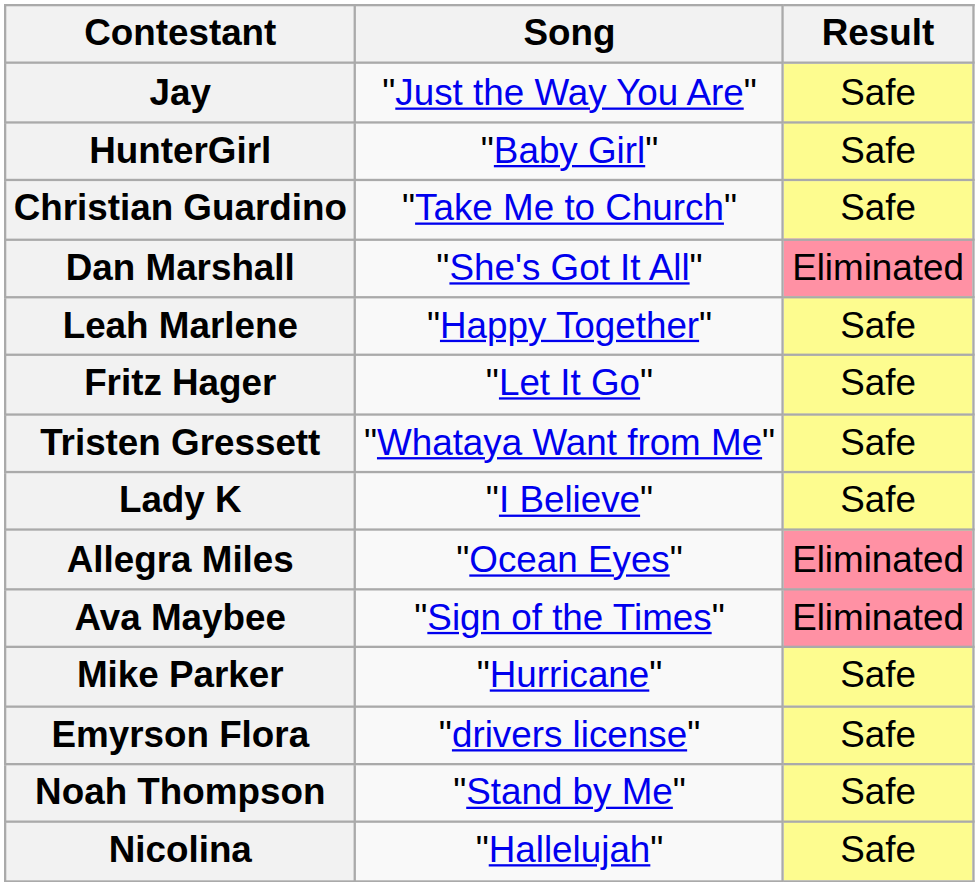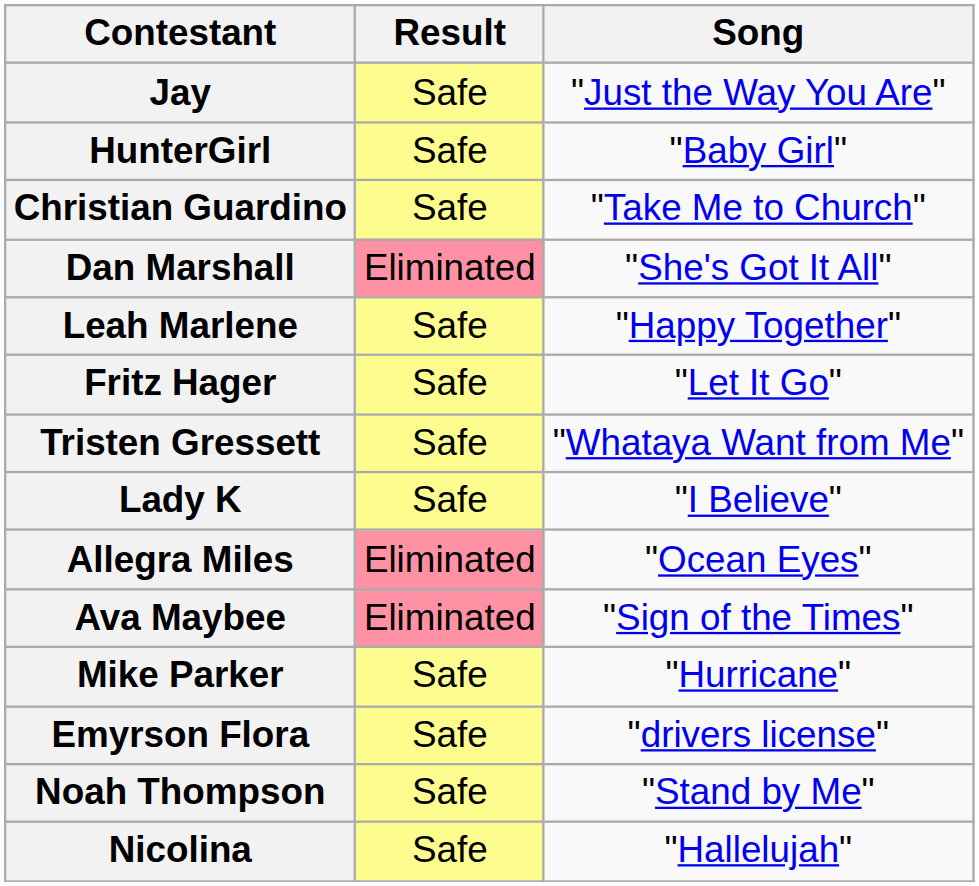columns swapped: (570, 33) <-> (878, 33)
